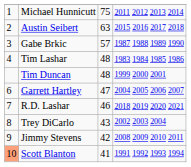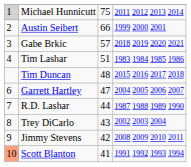(9, 12) no background -> (9, 12) lightgrey background
(105, 28) 63 -> (105, 28) 66
(149, 28) 2015 2016 2017 2018 -> (140, 28) 1999 2000 2001
(149, 43) 1987 1988 1989 1990 -> (149, 43) 2018 2019 2020 2021
(105, 59) 48 -> (105, 59) 51
(140, 75) 1999 2000 2001 -> (149, 75) 2015 2016 2017 2018
(105, 106) 46 -> (105, 106) 44
(149, 106) 2018 2019 2020 2021 -> (149, 106) 1987 1988 1989 1990
